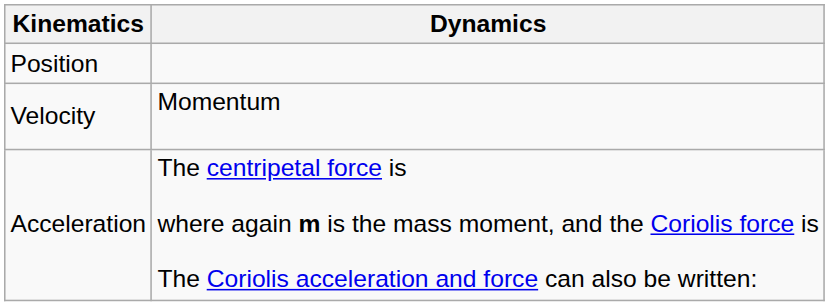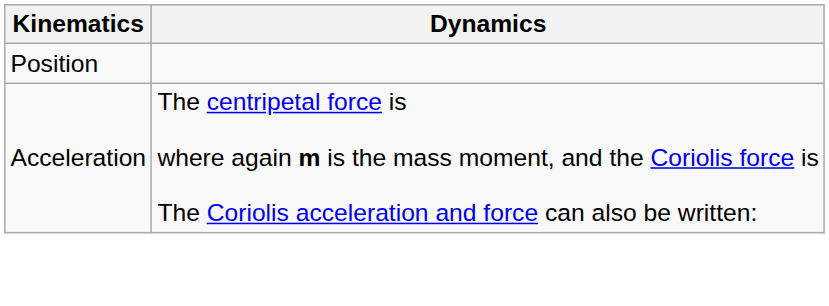- row: (53, 116)
